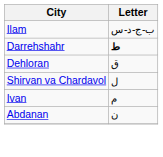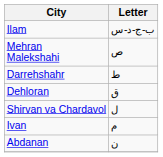+ row: (33, 52)
(116, 47) bold -> (116, 75) normal
